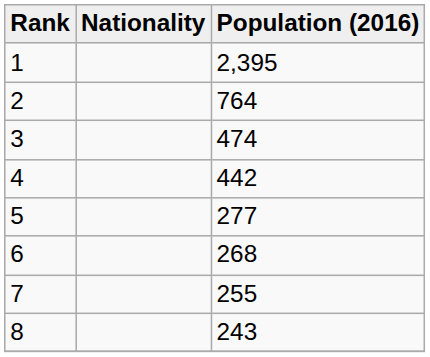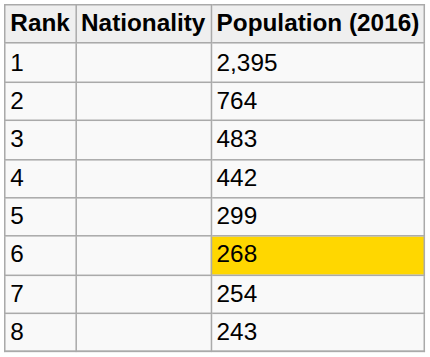(237, 139) 474 -> (237, 139) 483
(237, 216) 277 -> (237, 216) 299
(237, 255) no background -> (237, 255) gold background
(237, 293) 255 -> (237, 293) 254
